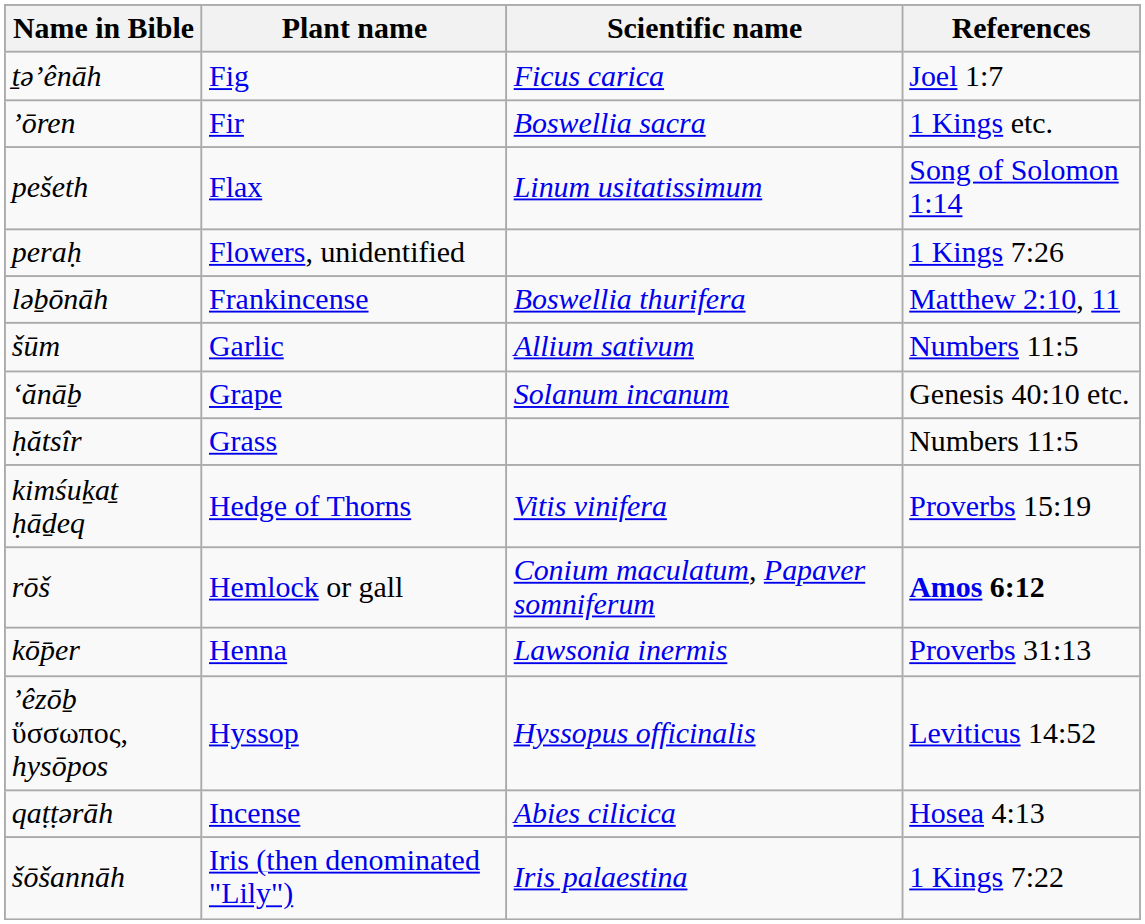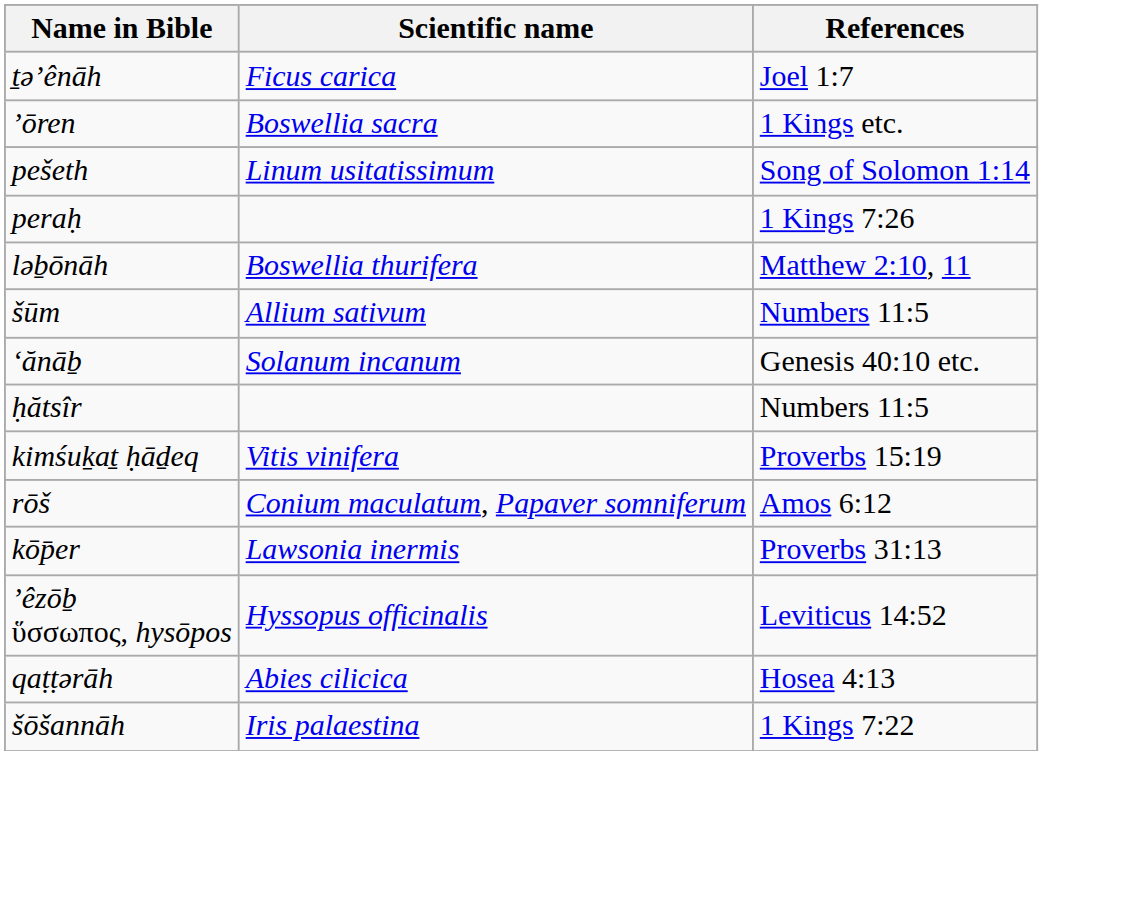- column: (354, 28)
(977, 586) bold -> (826, 502) normal
